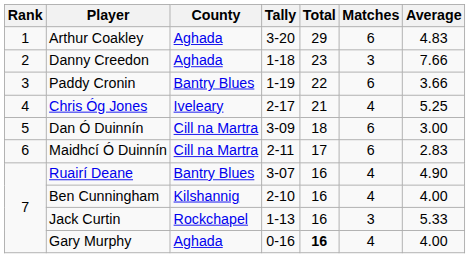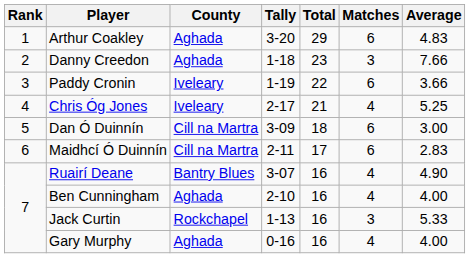(214, 83) Bantry Blues -> (199, 83) Iveleary
(206, 196) Kilshannig -> (198, 196) Aghada
(319, 241) bold -> (319, 241) normal
